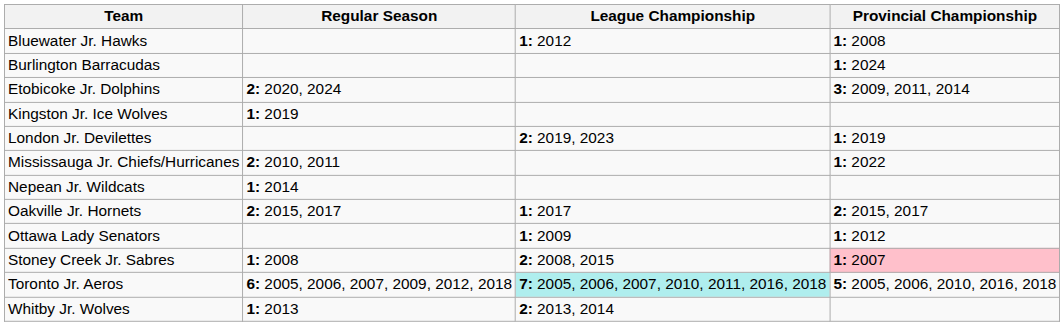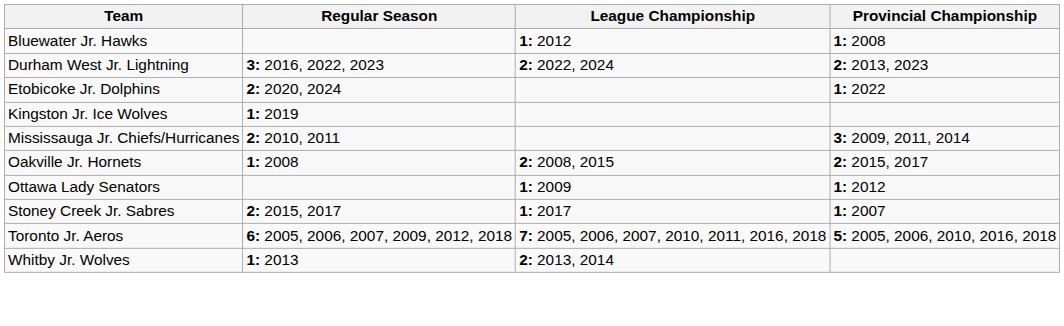- row: (84, 65)
+ row: (98, 65)
(902, 89) 3: 2009, 2011, 2014 -> (859, 89) 1: 2022
- row: (80, 138)
(859, 162) 1: 2022 -> (902, 138) 3: 2009, 2011, 2014
- row: (76, 187)
(294, 211) 2: 2015, 2017 -> (272, 162) 1: 2008
(545, 211) 1: 2017 -> (567, 162) 2: 2008, 2015
(272, 260) 1: 2008 -> (294, 211) 2: 2015, 2017
(567, 260) 2: 2008, 2015 -> (545, 211) 1: 2017
(859, 260) pink background -> (859, 211) no background
(673, 284) paleturquoise background -> (673, 235) no background
